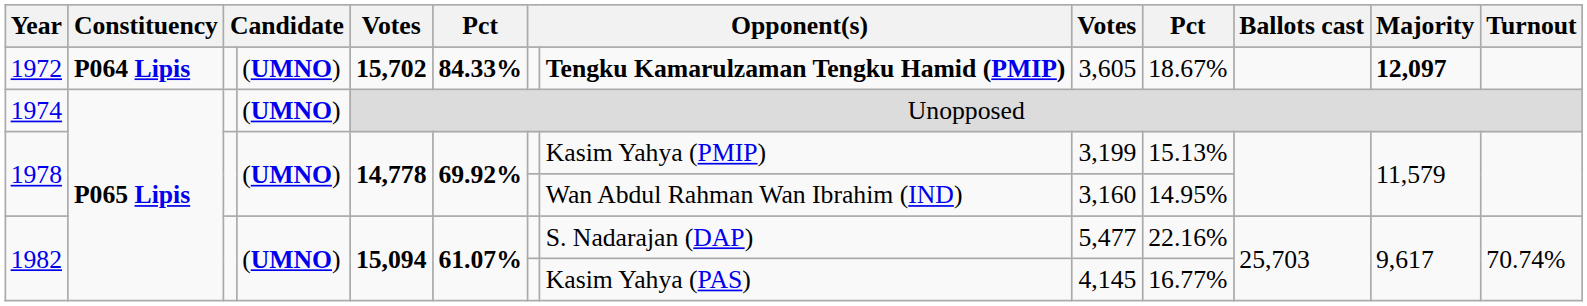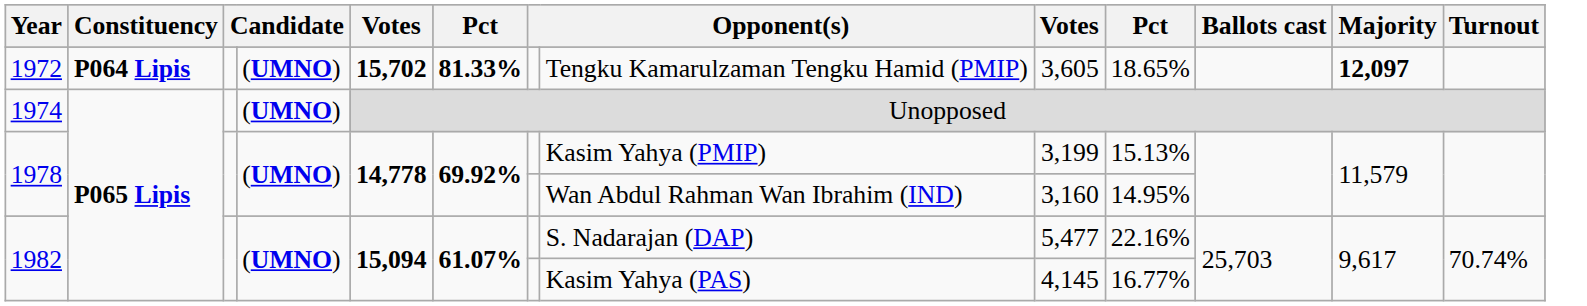(480, 68) 84.33% -> (480, 68) 81.33%
(806, 68) bold -> (787, 68) normal
(1188, 68) 18.67% -> (1150, 68) 18.65%
